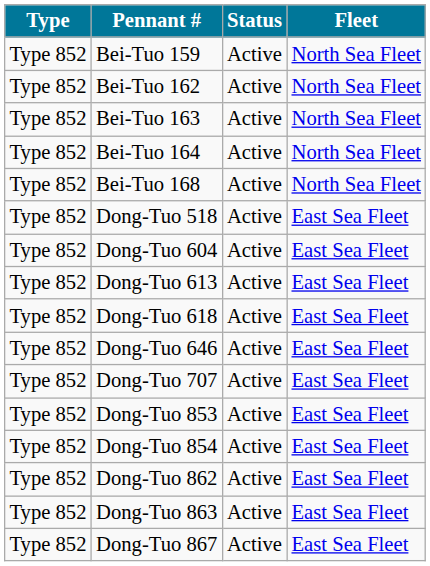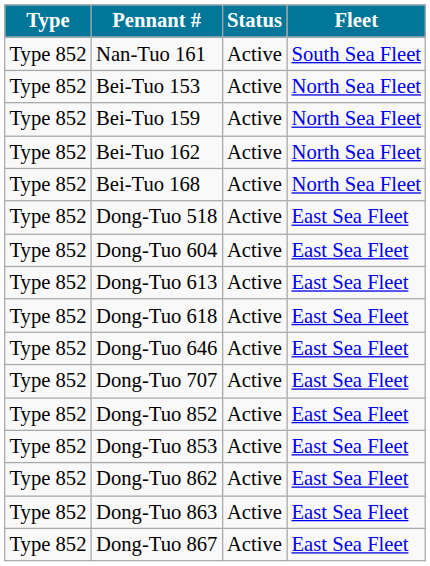+ row: (151, 53)
+ row: (148, 86)
- row: (148, 119)
- row: (148, 151)
+ row: (157, 413)
- row: (157, 446)
